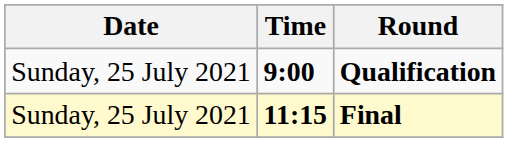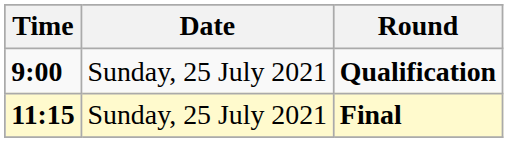columns swapped: (131, 26) <-> (295, 26)
